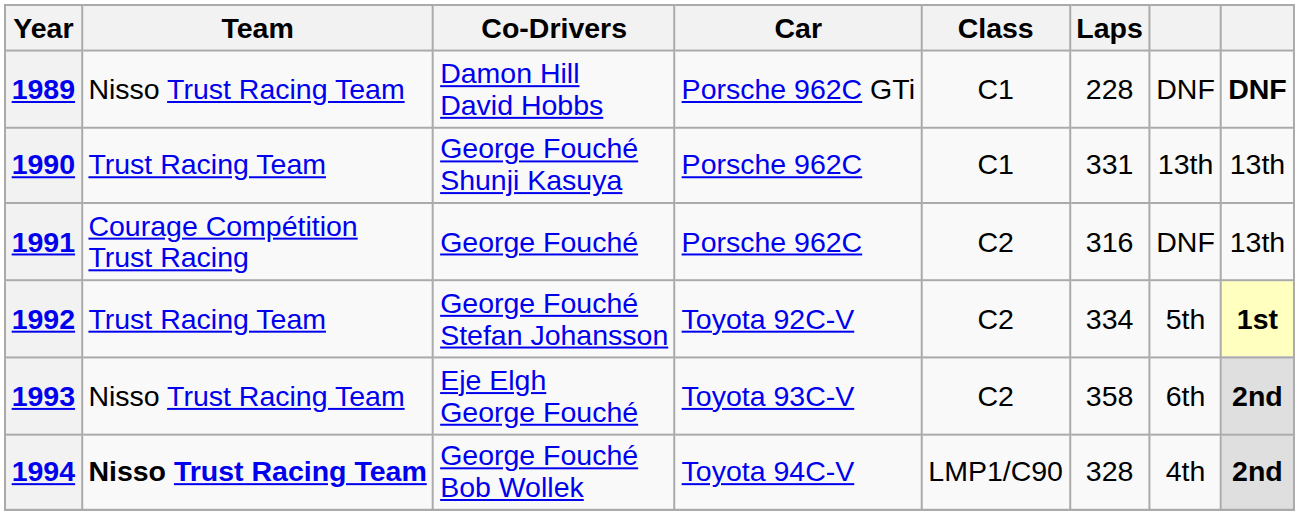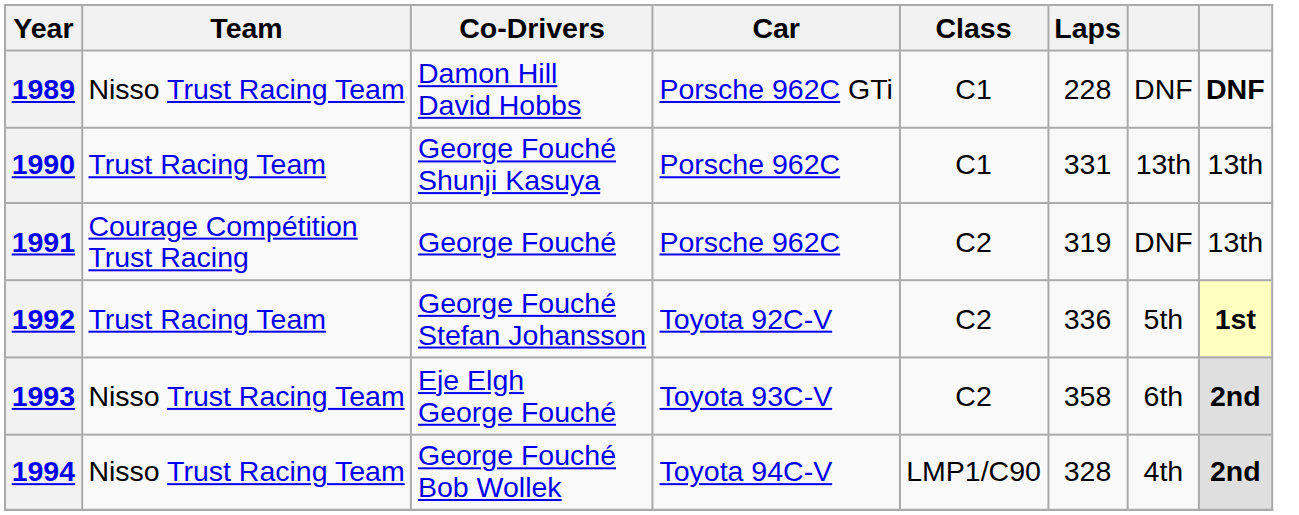(1110, 242) 316 -> (1087, 242) 319
(1110, 319) 334 -> (1087, 319) 336
(258, 472) bold -> (247, 472) normal
